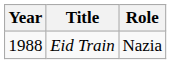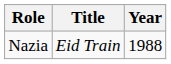columns swapped: (25, 17) <-> (142, 17)
